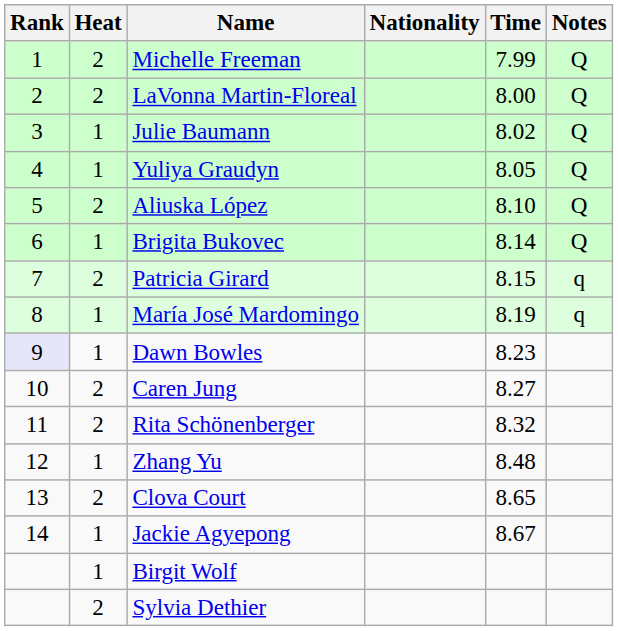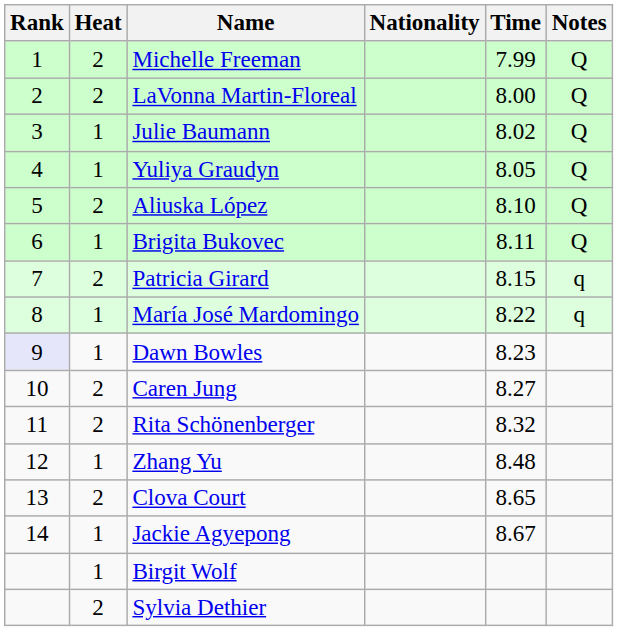(516, 242) 8.14 -> (516, 242) 8.11
(516, 315) 8.19 -> (516, 315) 8.22
